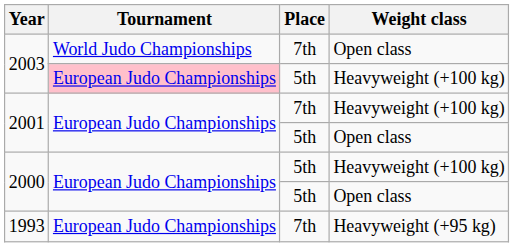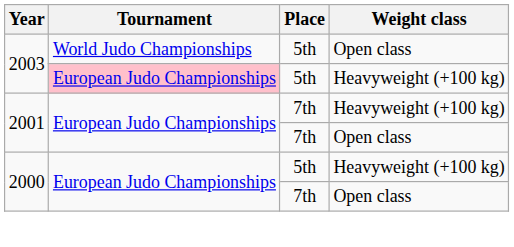(305, 49) 7th -> (305, 49) 5th
(305, 137) 5th -> (305, 137) 7th
(305, 196) 5th -> (305, 196) 7th
- row: (27, 226)
